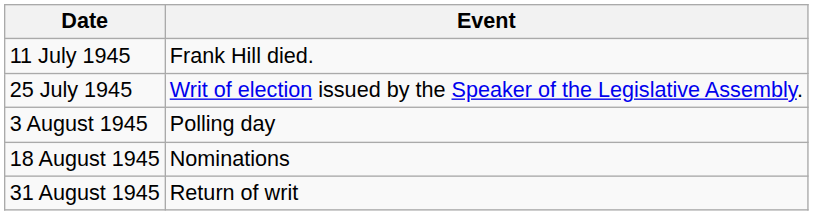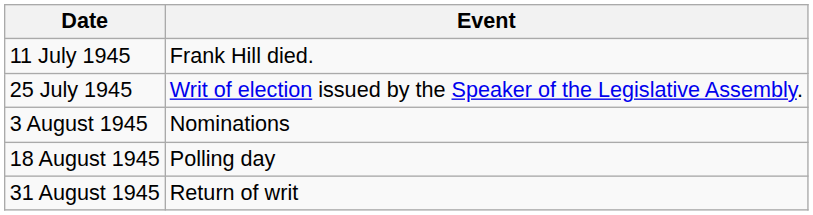(223, 124) Polling day -> (230, 124) Nominations
(230, 158) Nominations -> (223, 158) Polling day
